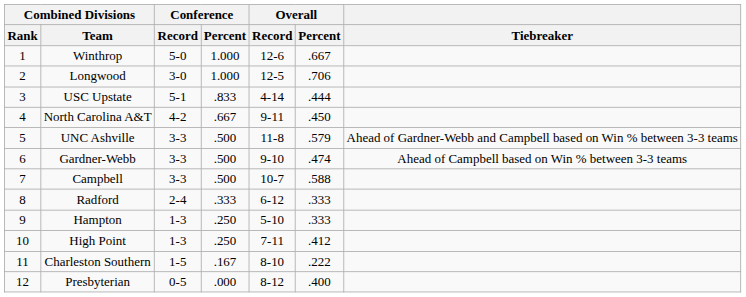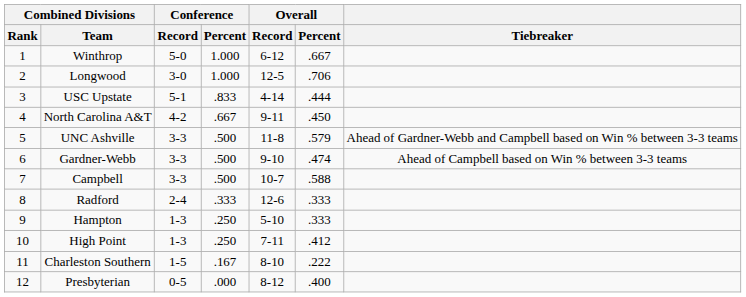(272, 55) 12-6 -> (272, 55) 6-12
(272, 199) 6-12 -> (272, 199) 12-6
